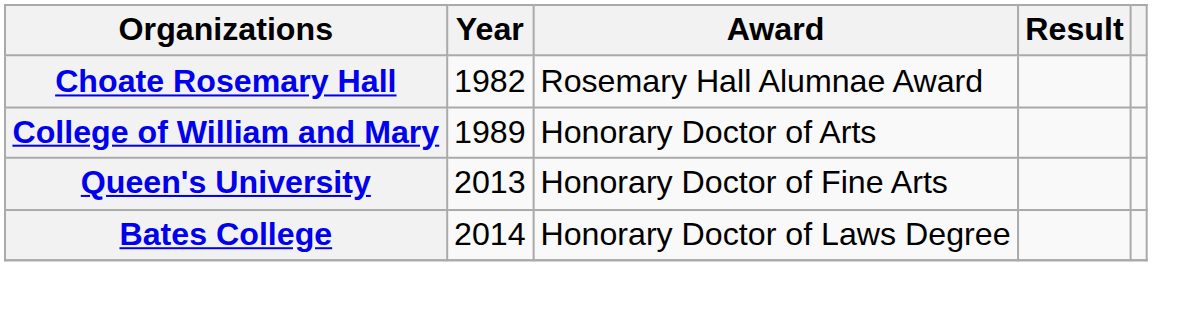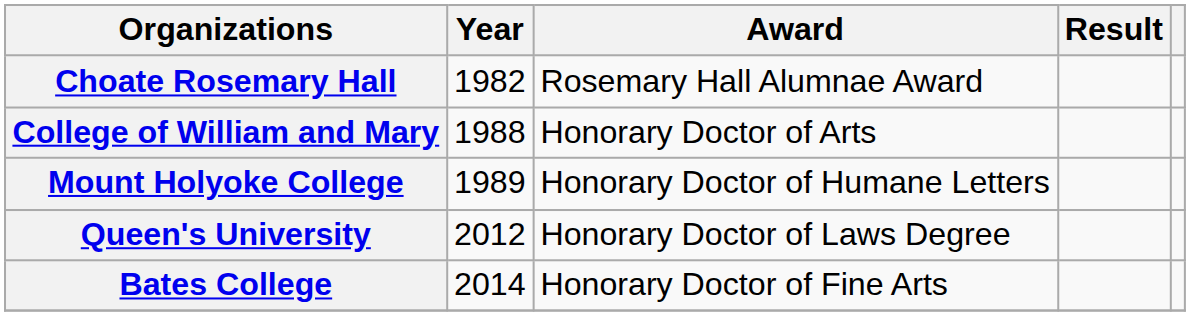(490, 132) 1989 -> (490, 132) 1988
+ row: (226, 183)
(490, 183) 2013 -> (490, 234) 2012
(744, 183) Honorary Doctor of Fine Arts -> (775, 234) Honorary Doctor of Laws Degree
(775, 234) Honorary Doctor of Laws Degree -> (744, 285) Honorary Doctor of Fine Arts
